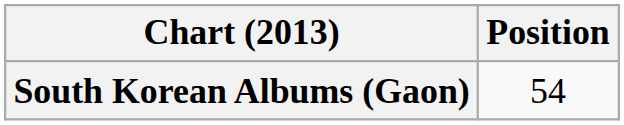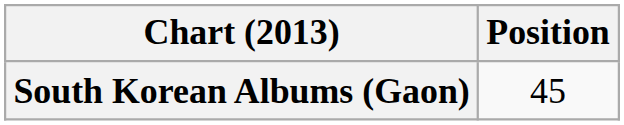(548, 89) 54 -> (548, 89) 45
